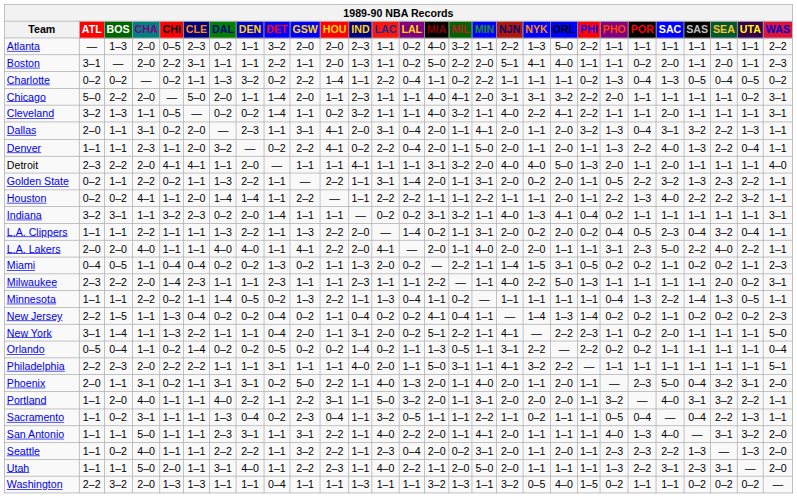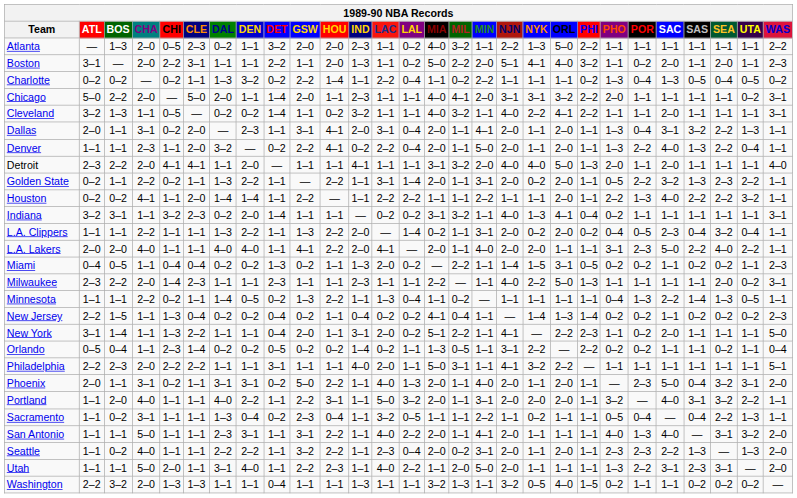(589, 63) 1–1 -> (589, 63) 3–2
(589, 131) 3–2 -> (589, 131) 1–1
(172, 350) 0–2 -> (172, 350) 2–3
(724, 350) 1–1 -> (724, 350) 0–2
